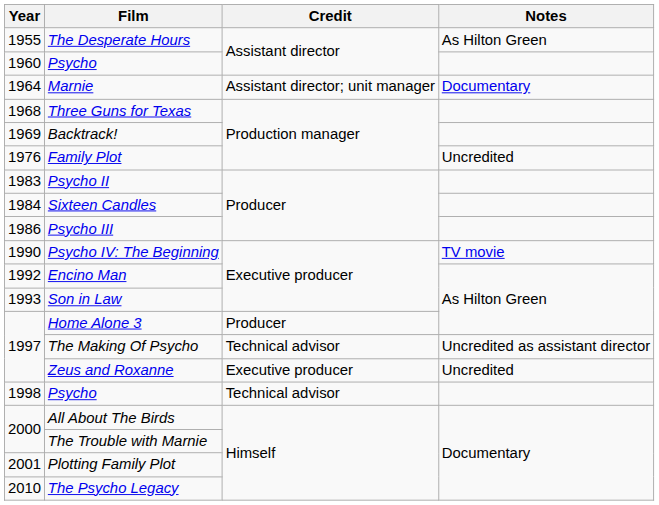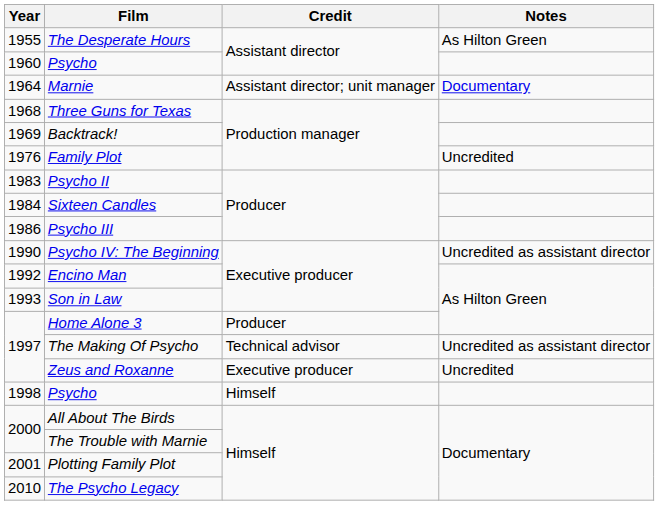(473, 252) TV movie -> (546, 252) Uncredited as assistant director
(283, 393) Technical advisor -> (250, 393) Himself
